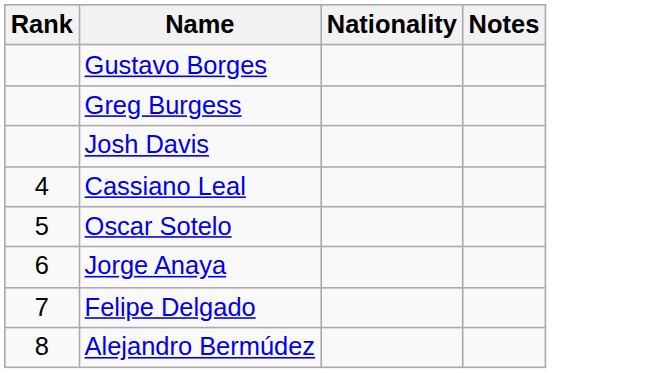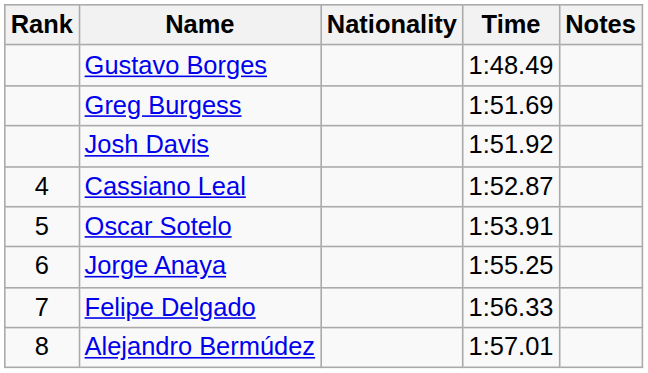+ column: (511, 24)
